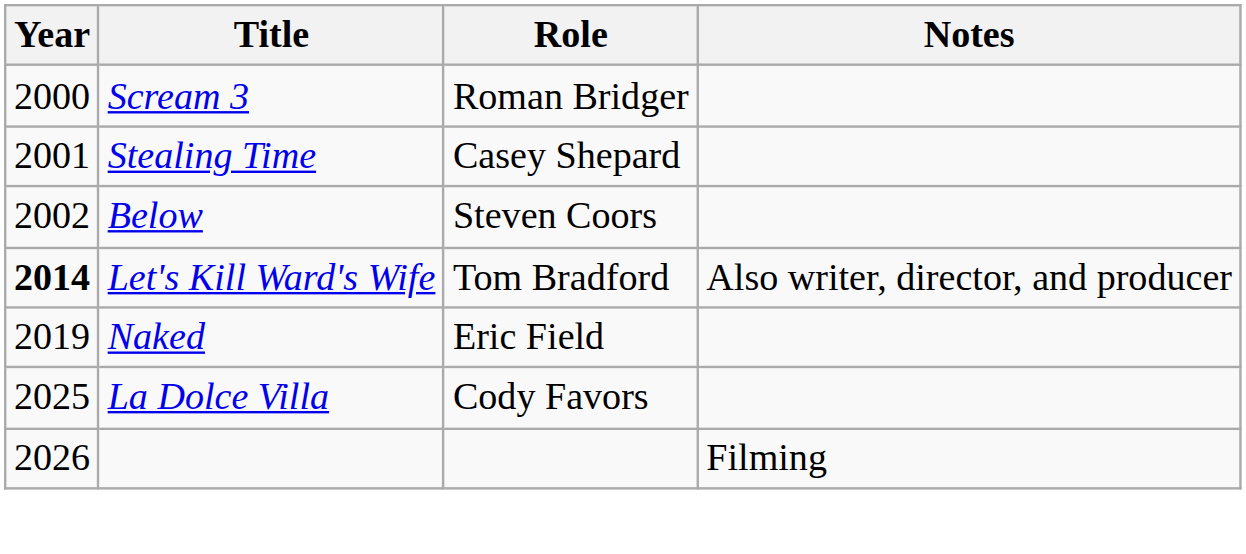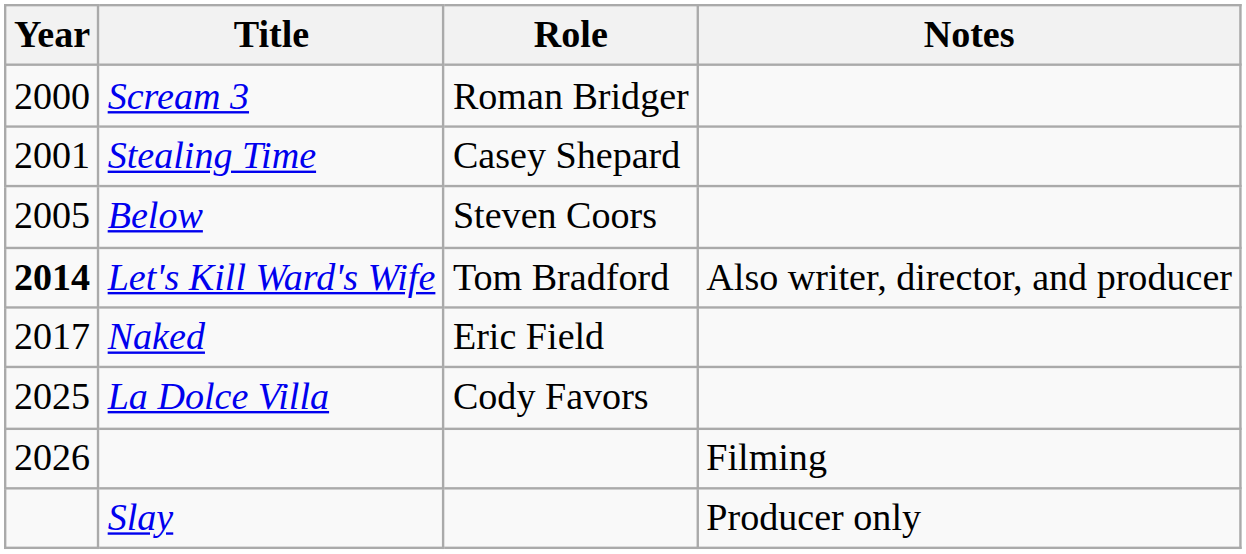(52, 215) 2002 -> (52, 215) 2005
(52, 336) 2019 -> (52, 336) 2017
+ row: (140, 517)
